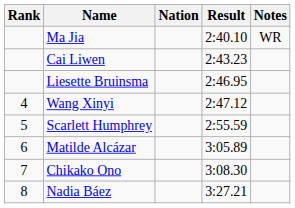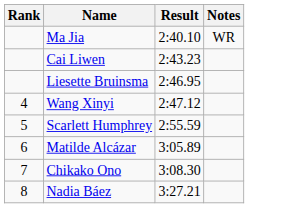- column: (179, 15)
